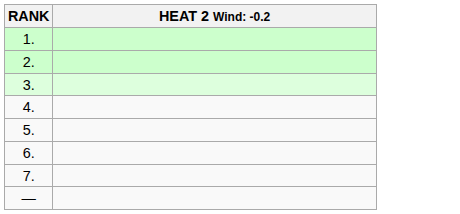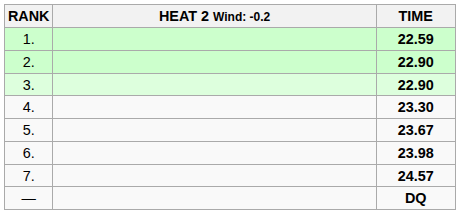+ column: (416, 16)
